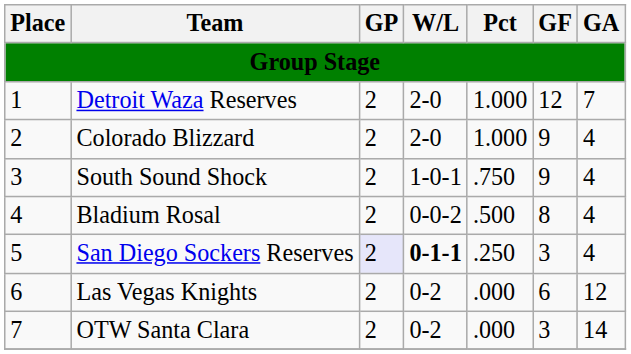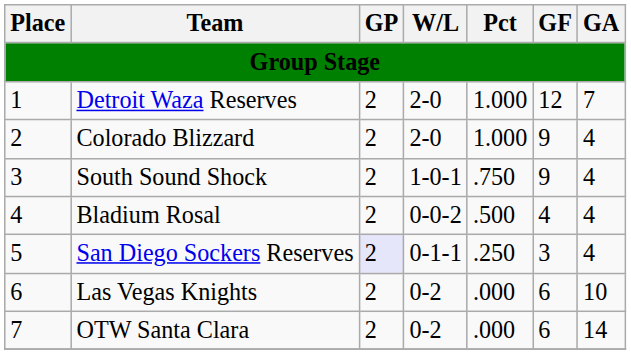(544, 215) 8 -> (544, 215) 4
(436, 253) bold -> (436, 253) normal
(595, 291) 12 -> (595, 291) 10
(544, 330) 3 -> (544, 330) 6
